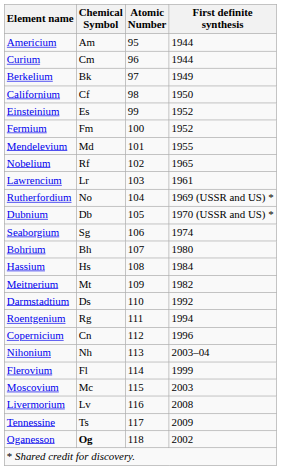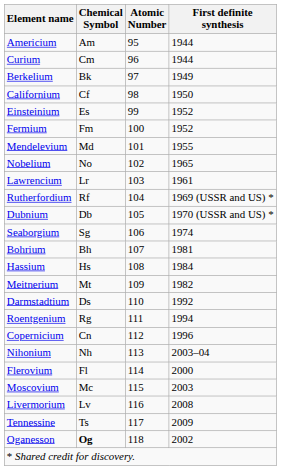(84, 163) Rf -> (85, 163) No
(85, 197) No -> (84, 197) Rf
(182, 249) 1980 -> (182, 249) 1981
(182, 370) 1999 -> (182, 370) 2000
